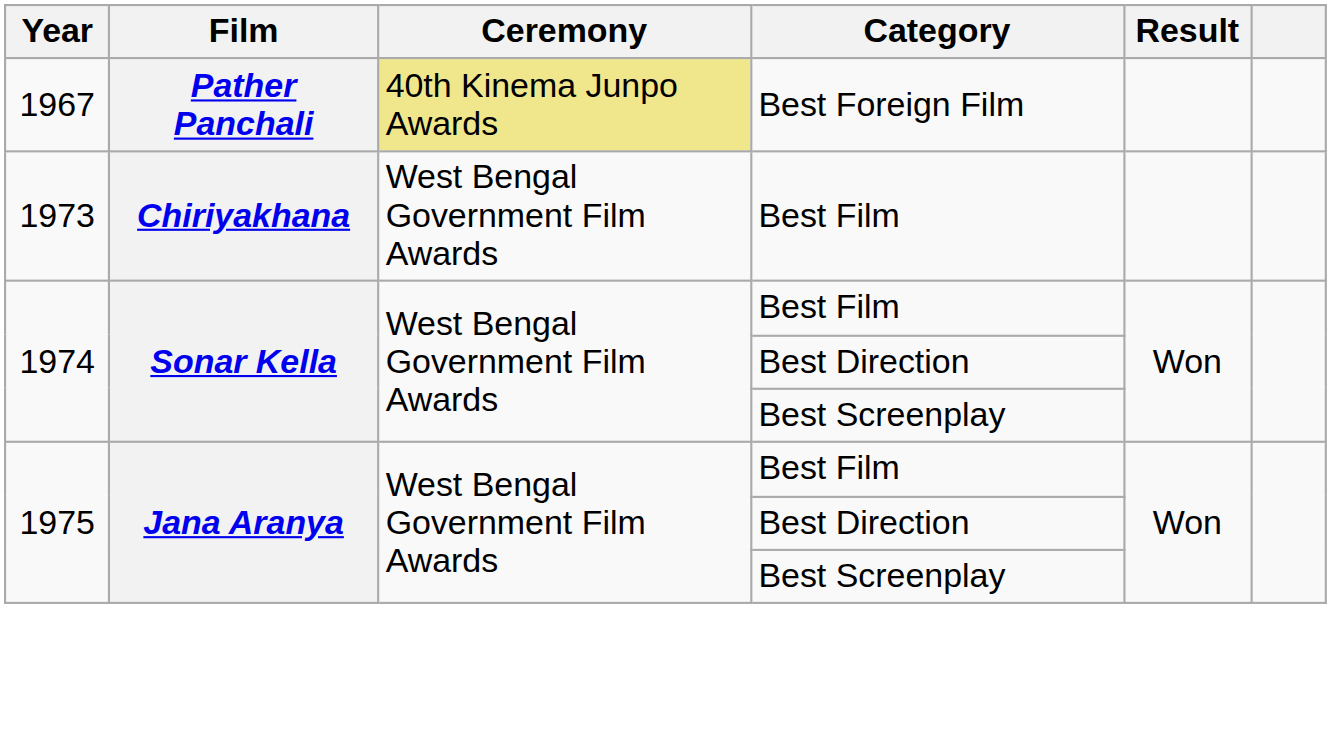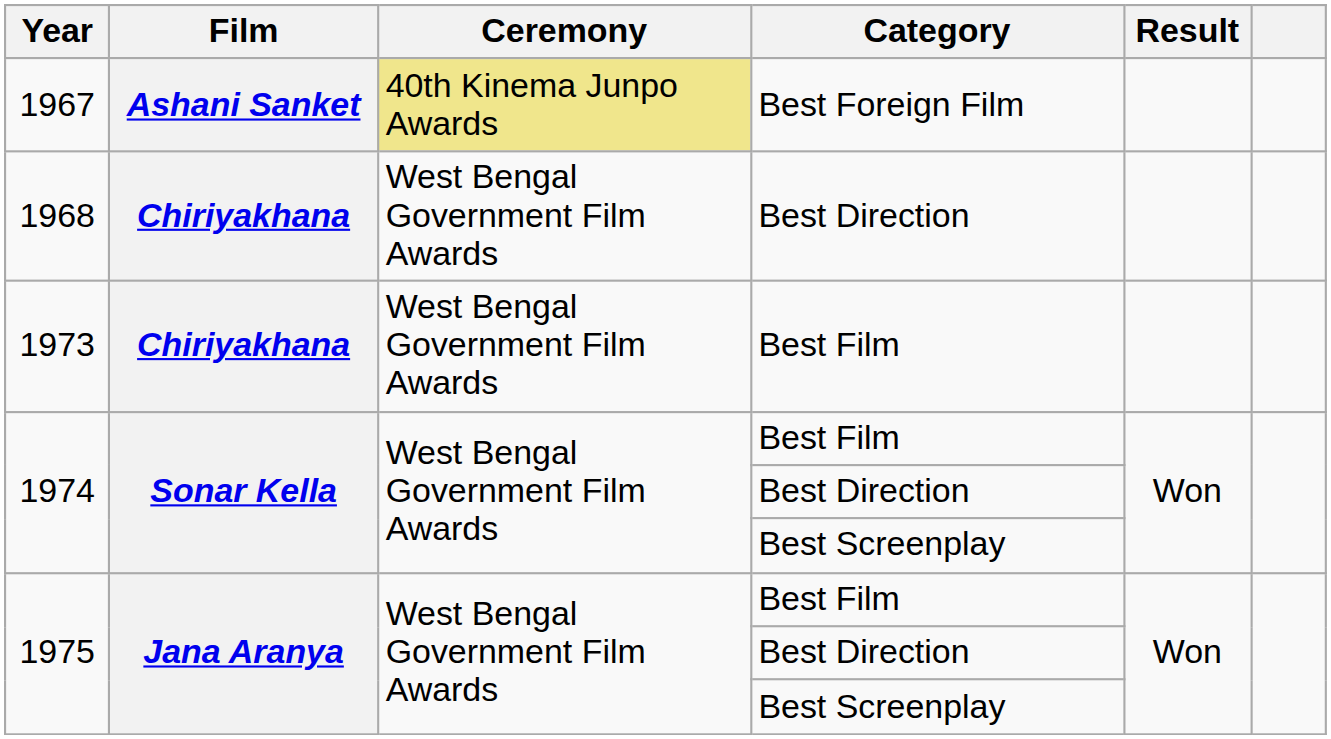(244, 104) Pather Panchali -> (244, 104) Ashani Sanket
+ row: (57, 215)
